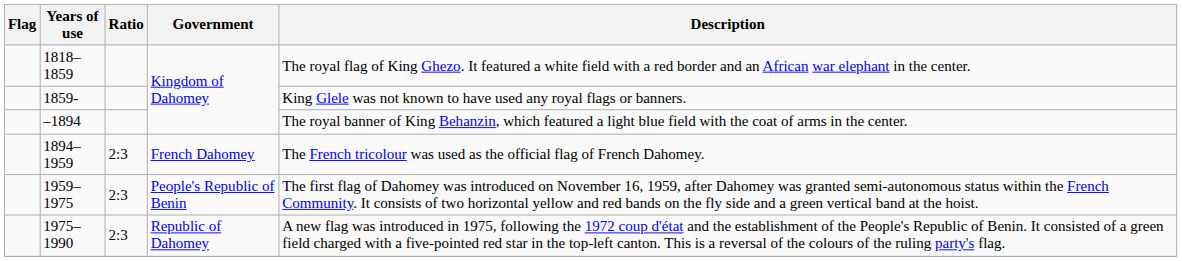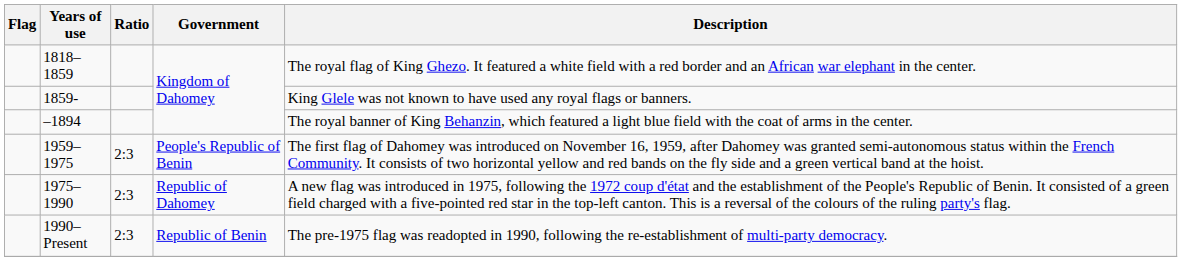- row: (62, 154)
+ row: (65, 235)
